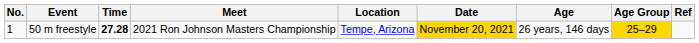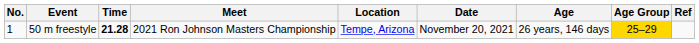(115, 30) 27.28 -> (115, 30) 21.28
(467, 30) gold background -> (467, 30) no background
